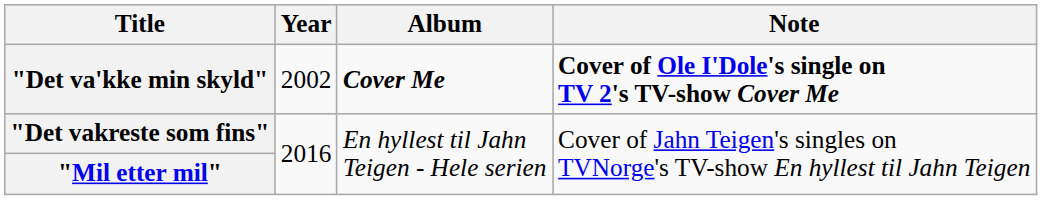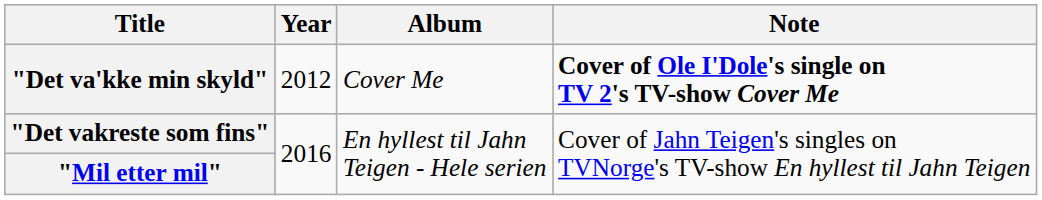(306, 78) 2002 -> (306, 78) 2012
(394, 78) bold -> (393, 78) normal
